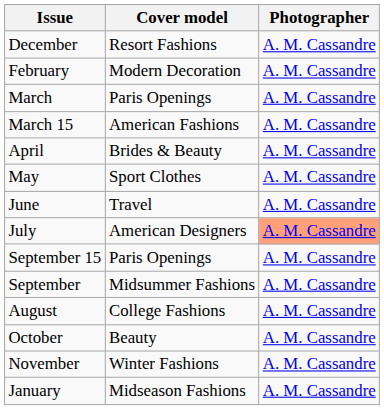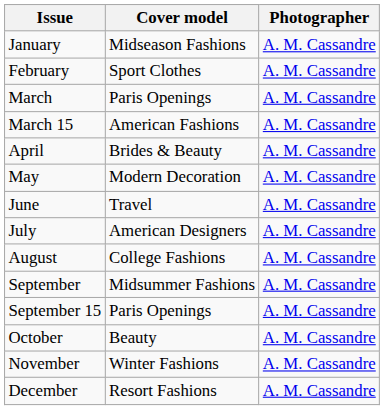rows swapped: (35, 390) <-> (43, 44)
(175, 71) Modern Decoration -> (155, 71) Sport Clothes
(155, 177) Sport Clothes -> (175, 177) Modern Decoration
(319, 230) lightsalmon background -> (319, 230) no background
rows swapped: (33, 310) <-> (55, 257)
